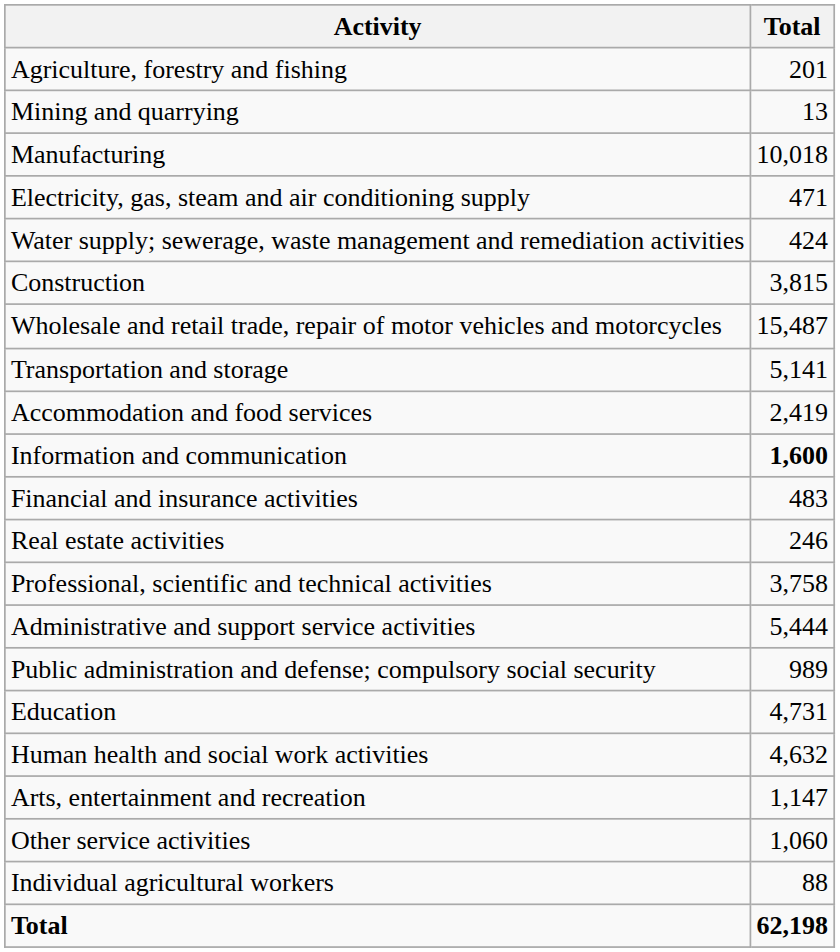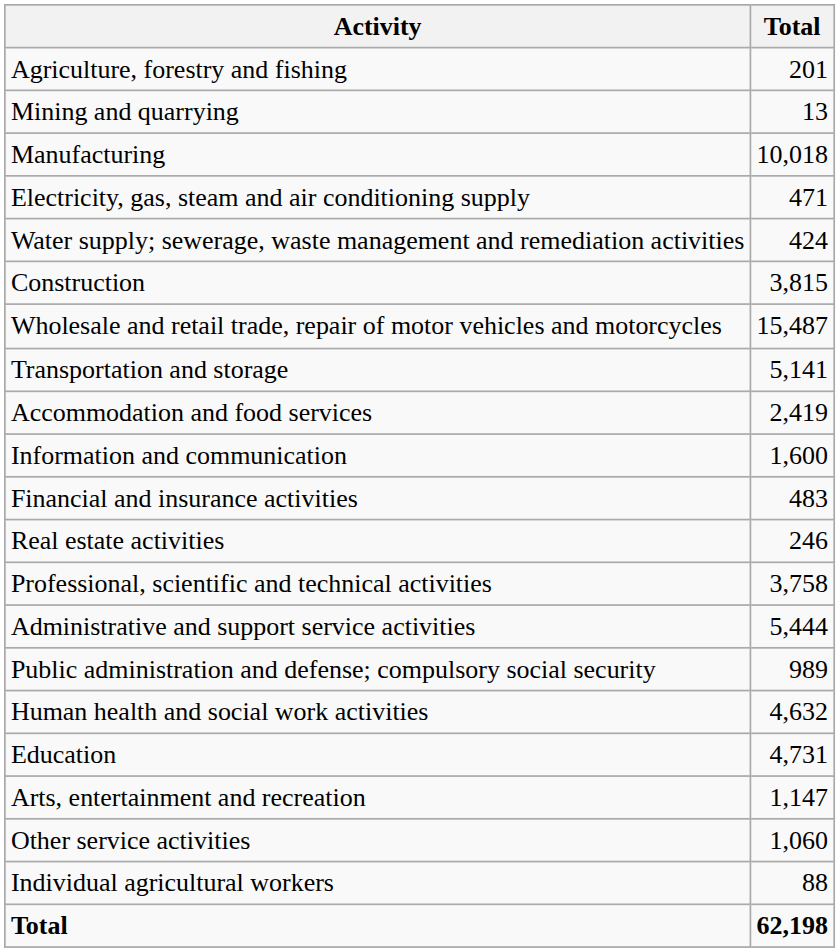(799, 454) bold -> (799, 454) normal
rows swapped: (64, 711) <-> (220, 754)
